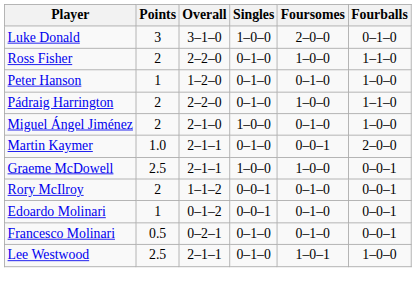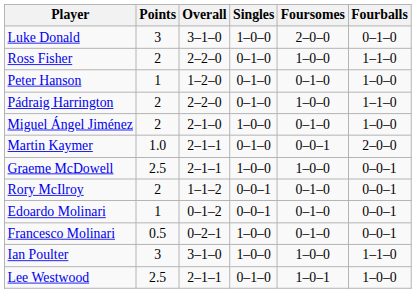(254, 233) 0–1–0 -> (254, 233) 1–0–0
+ row: (38, 255)
